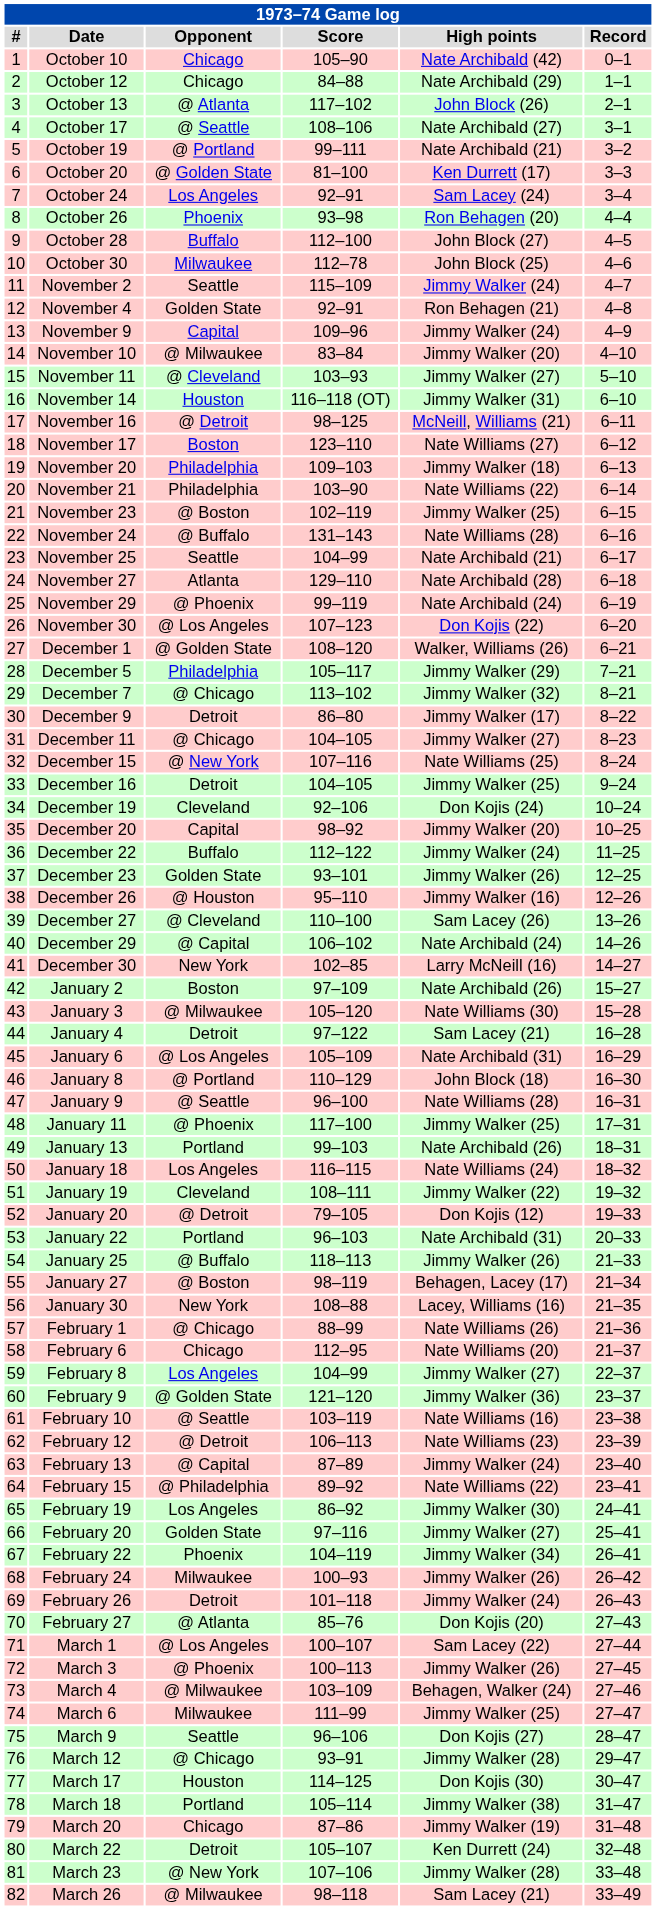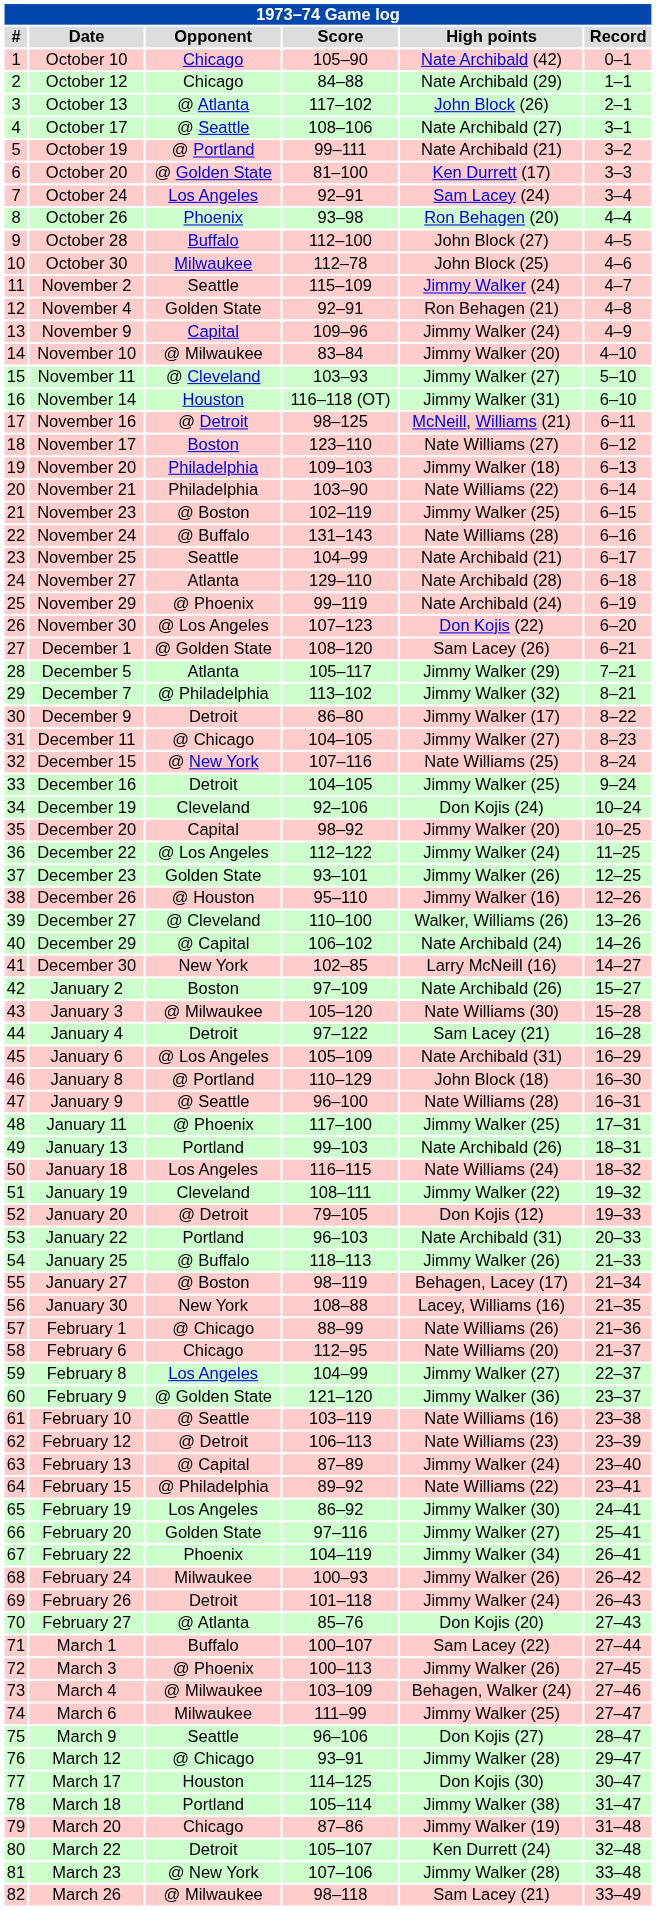(492, 648) Walker, Williams (26) -> (492, 648) Sam Lacey (26)
(213, 671) Philadelphia -> (213, 671) Atlanta
(213, 694) @ Chicago -> (213, 694) @ Philadelphia
(213, 852) Buffalo -> (213, 852) @ Los Angeles
(492, 920) Sam Lacey (26) -> (492, 920) Walker, Williams (26)
(213, 1645) @ Los Angeles -> (213, 1645) Buffalo
